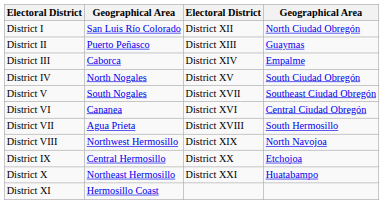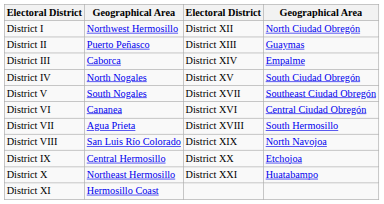(134, 28) San Luis Río Colorado -> (132, 28) Northwest Hermosillo
(132, 142) Northwest Hermosillo -> (134, 142) San Luis Río Colorado
